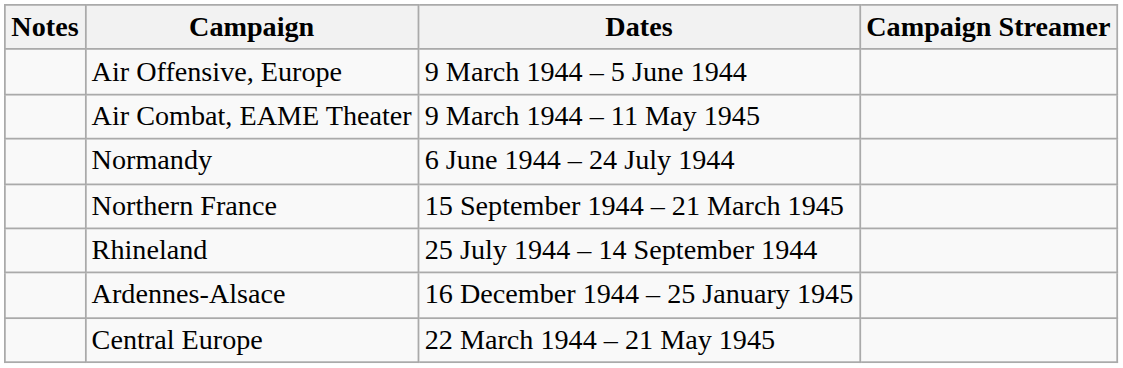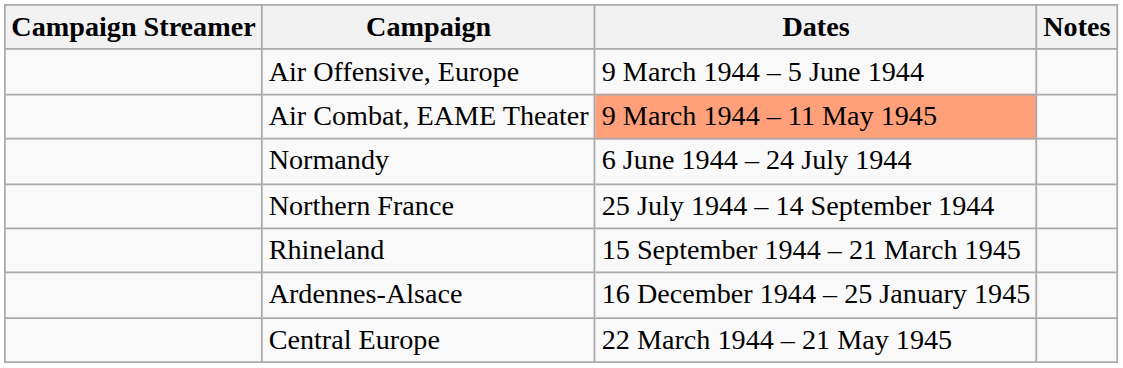columns swapped: (988, 26) <-> (45, 26)
(592, 116) no background -> (769, 116) lightsalmon background
(634, 205) 15 September 1944 – 21 March 1945 -> (798, 205) 25 July 1944 – 14 September 1944
(621, 250) 25 July 1944 – 14 September 1944 -> (811, 250) 15 September 1944 – 21 March 1945
